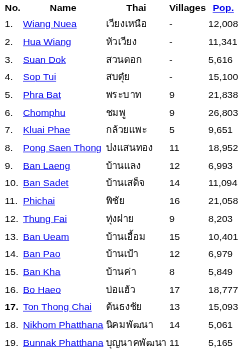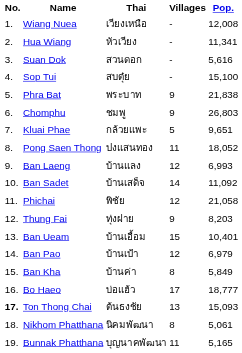(223, 147) 18,952 -> (223, 147) 18,052
(223, 183) 11,094 -> (223, 183) 11,092
(175, 200) 16 -> (175, 200) 12
(175, 324) 14 -> (172, 324) 8
